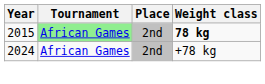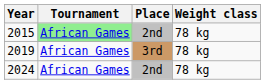(192, 32) bold -> (192, 32) normal
+ row: (21, 51)
(196, 51) +78 kg -> (192, 70) 78 kg
